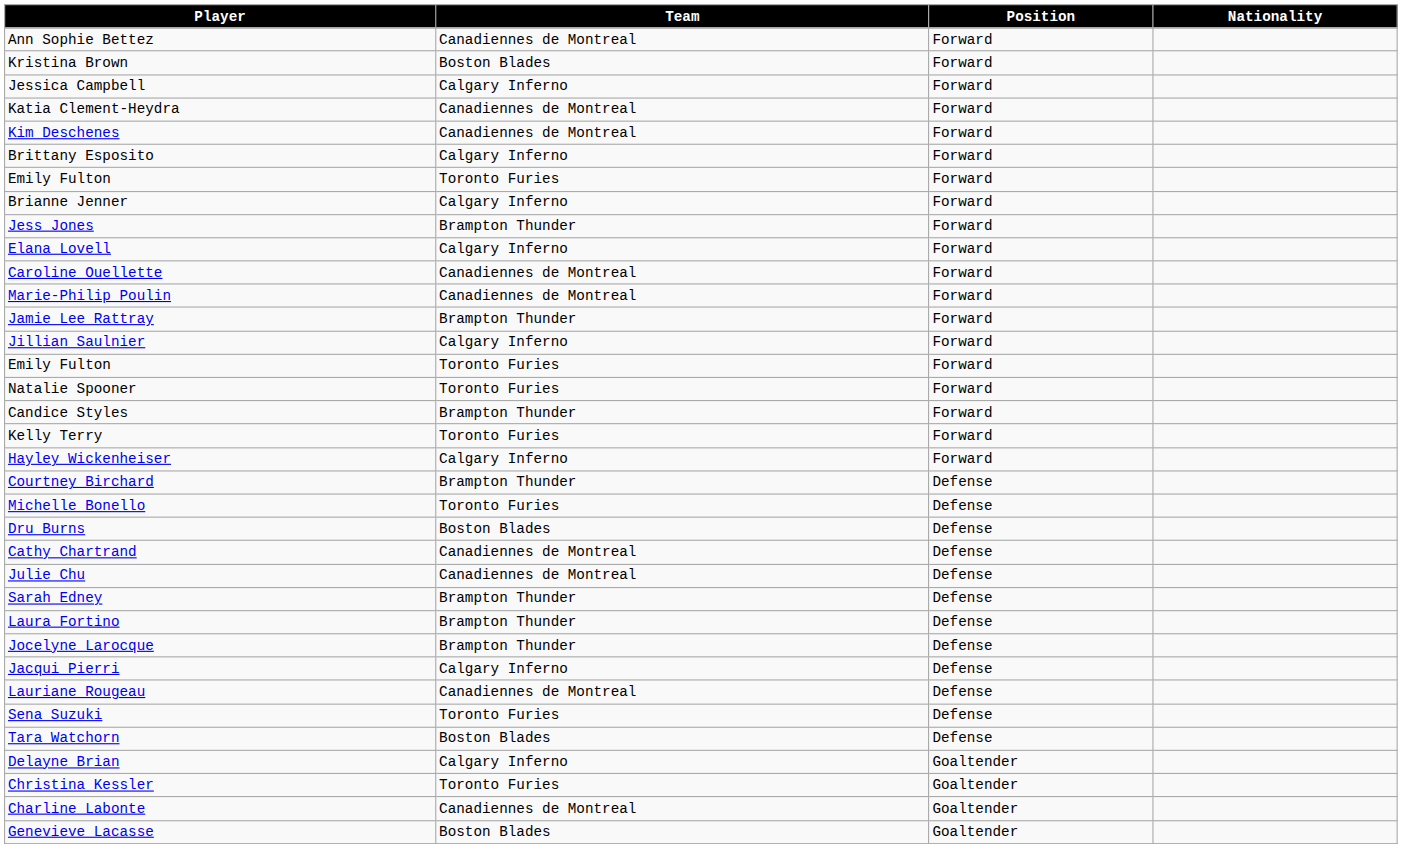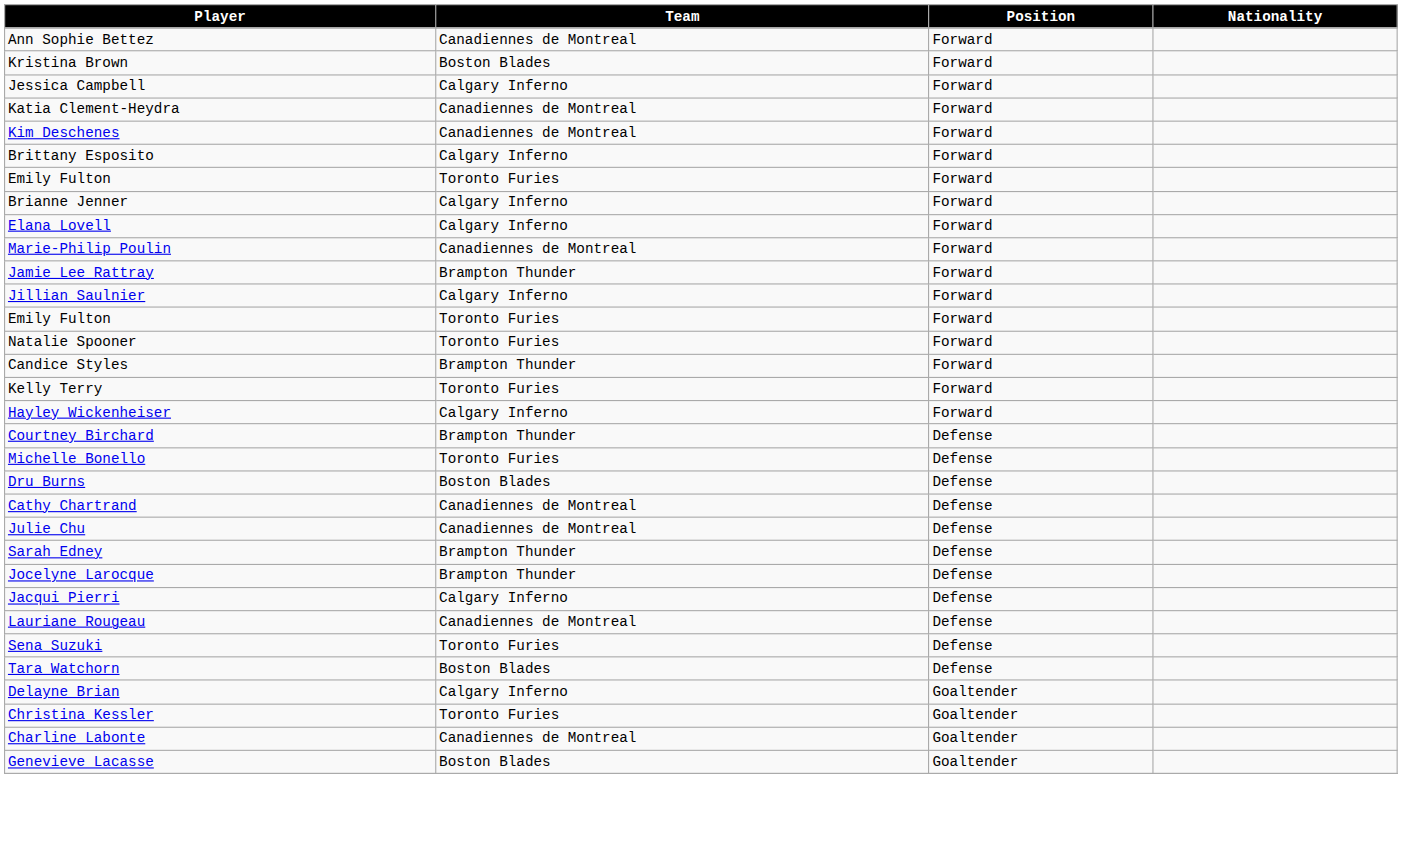- row: (51, 226)
- row: (85, 273)
- row: (64, 622)
